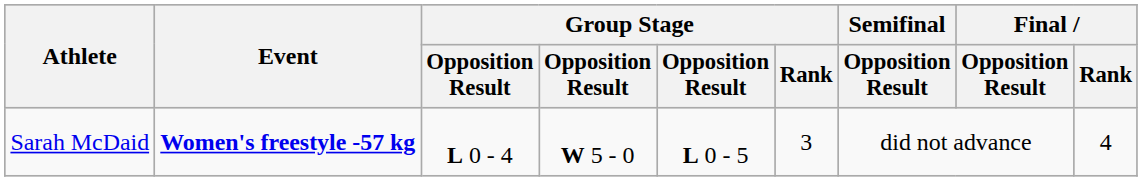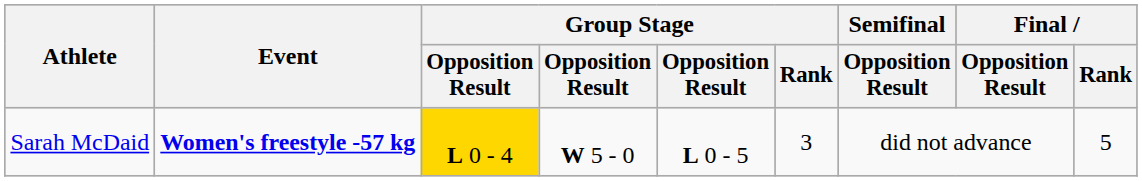(480, 156) no background -> (480, 156) gold background
(1106, 141) 4 -> (1106, 141) 5
